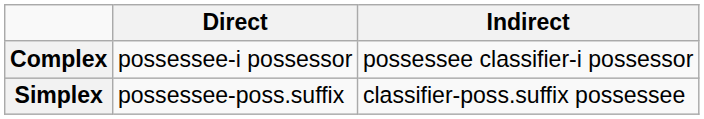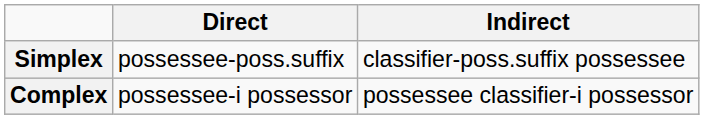rows swapped: (59, 95) <-> (59, 59)
